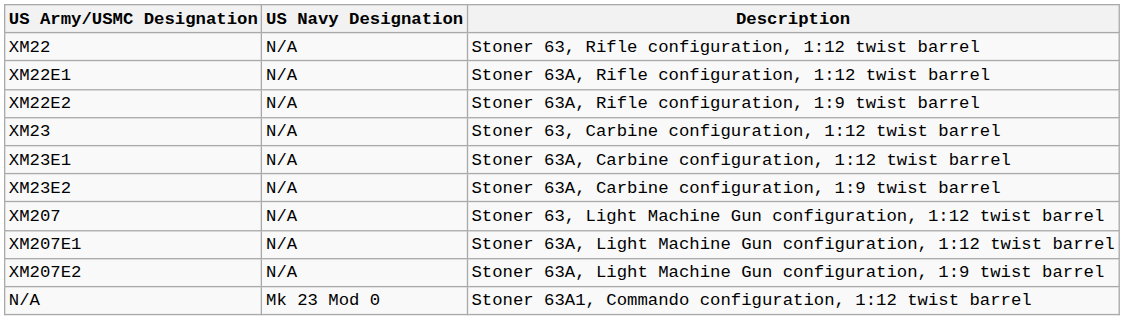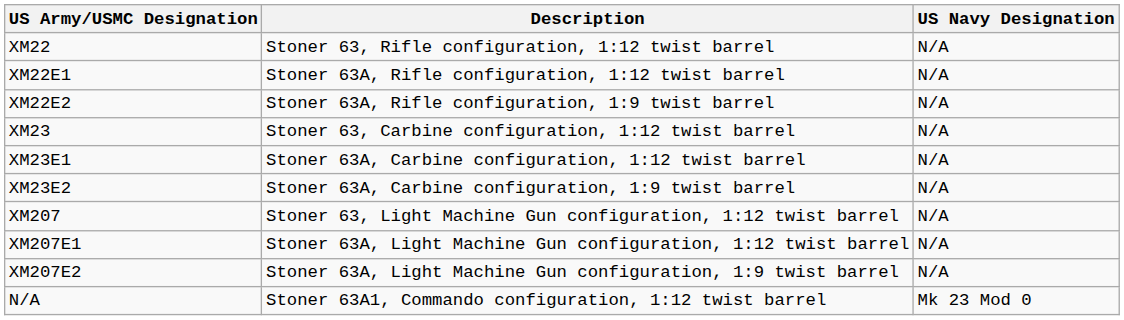columns swapped: (365, 19) <-> (793, 19)
